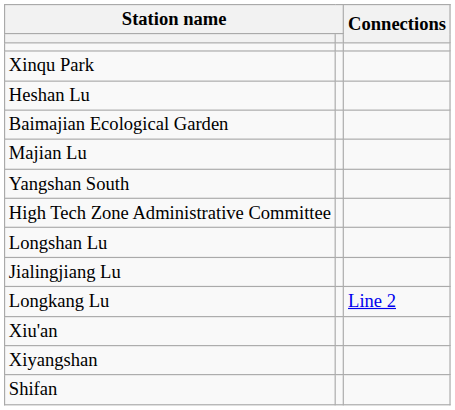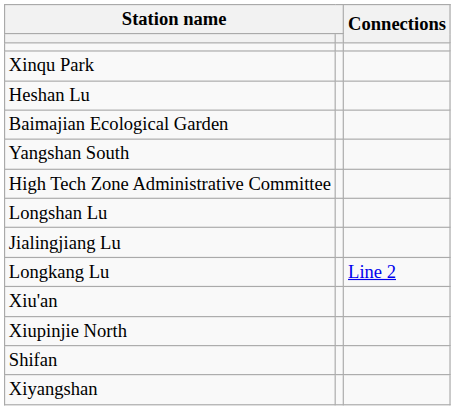- row: (48, 154)
+ row: (68, 330)
rows swapped: (33, 389) <-> (53, 360)
